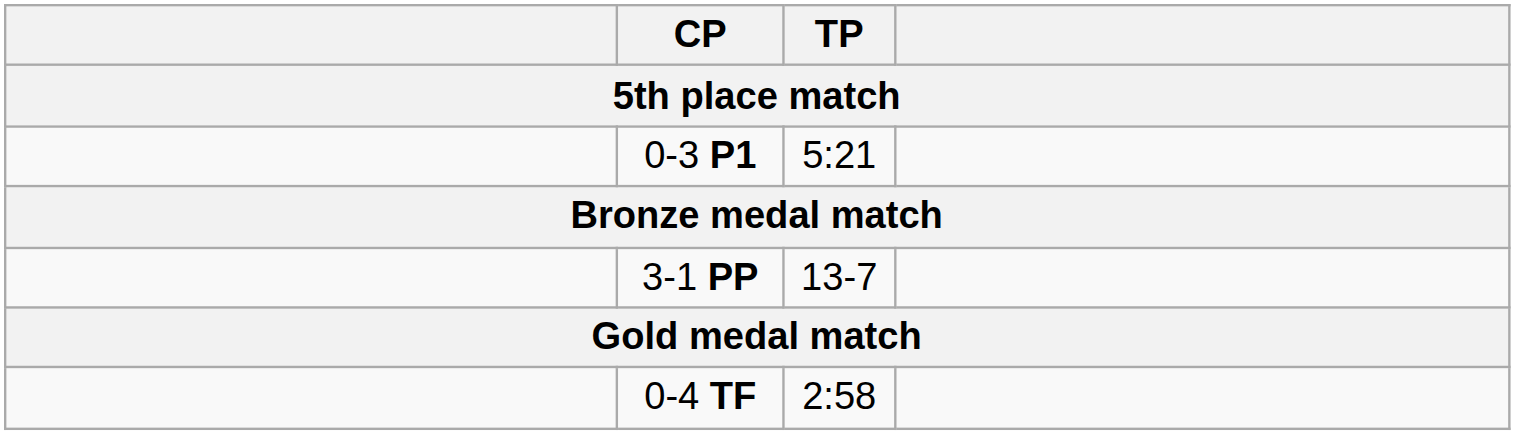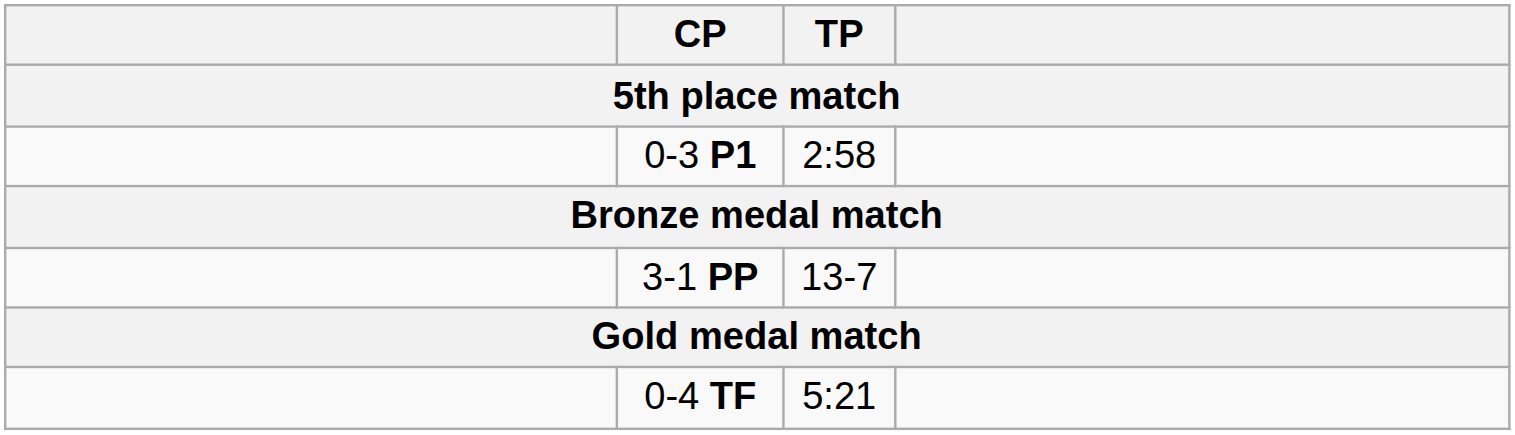(839, 155) 5:21 -> (839, 155) 2:58
(839, 397) 2:58 -> (839, 397) 5:21
